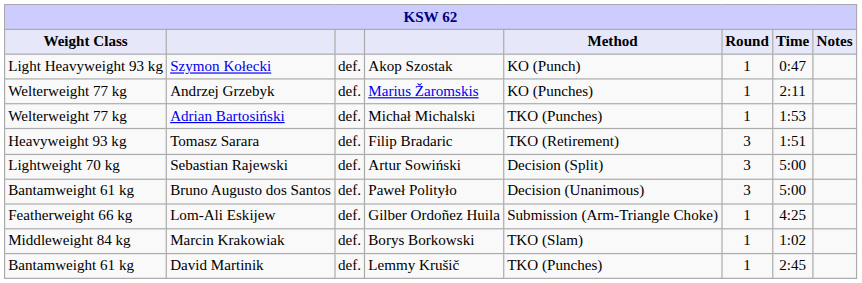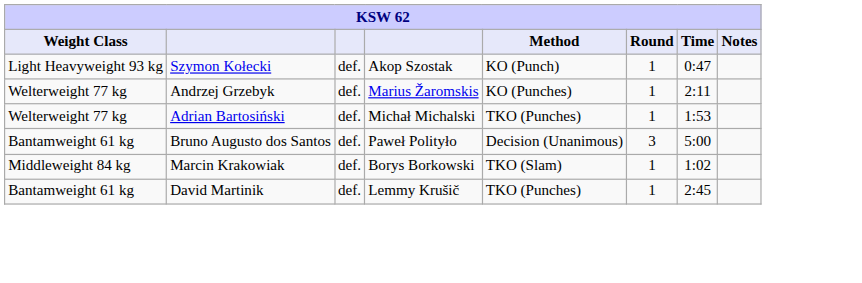- row: (215, 141)
- row: (229, 166)
- row: (223, 215)
